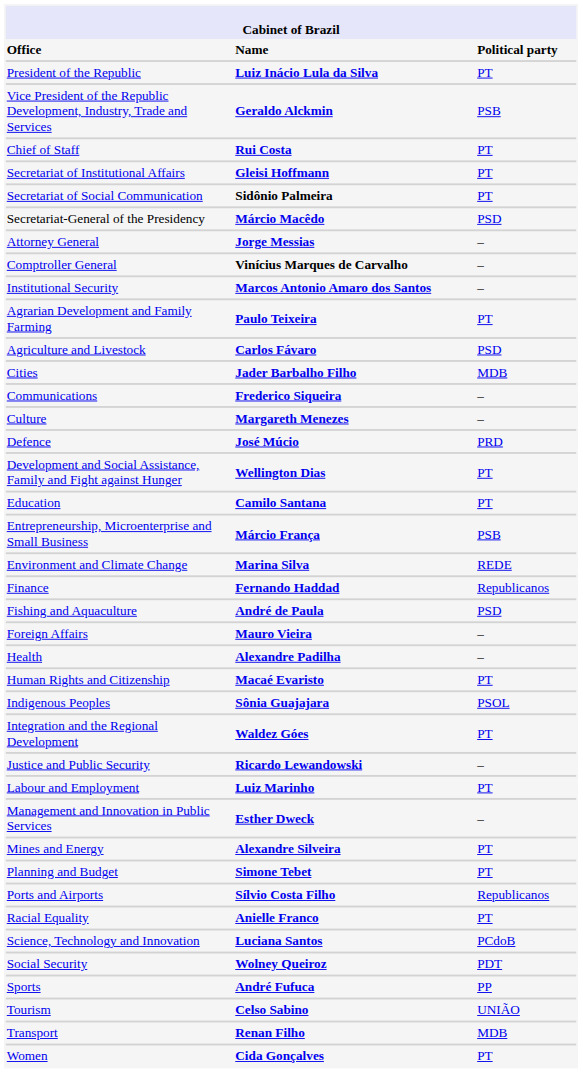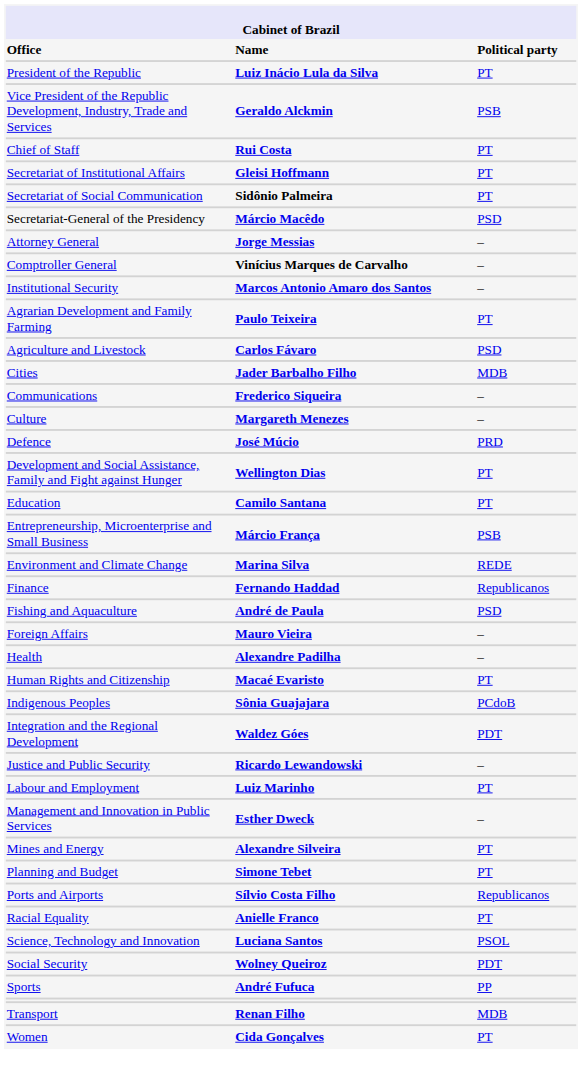(493, 702) PSOL -> (496, 702) PCdoB
(485, 733) PT -> (490, 733) PDT
(496, 941) PCdoB -> (493, 941) PSOL
- row: (29, 1010)
